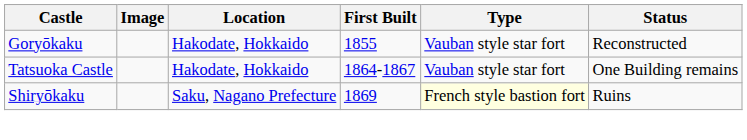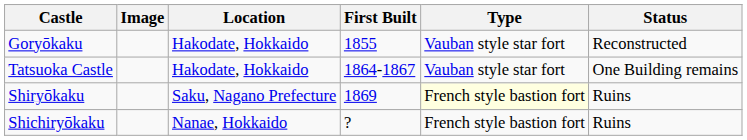+ row: (56, 122)
